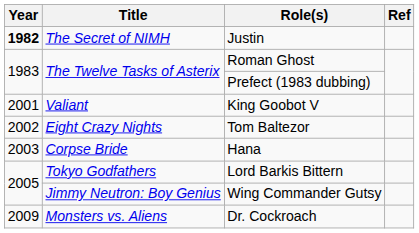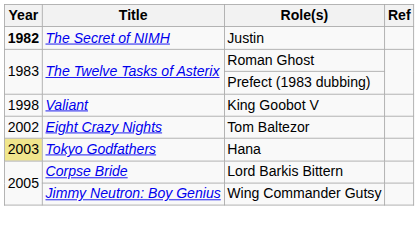(23, 104) 2001 -> (23, 104) 1998
(23, 149) no background -> (23, 149) khaki background
(87, 149) Corpse Bride -> (101, 149) Tokyo Godfathers
(101, 171) Tokyo Godfathers -> (87, 171) Corpse Bride
- row: (272, 216)
